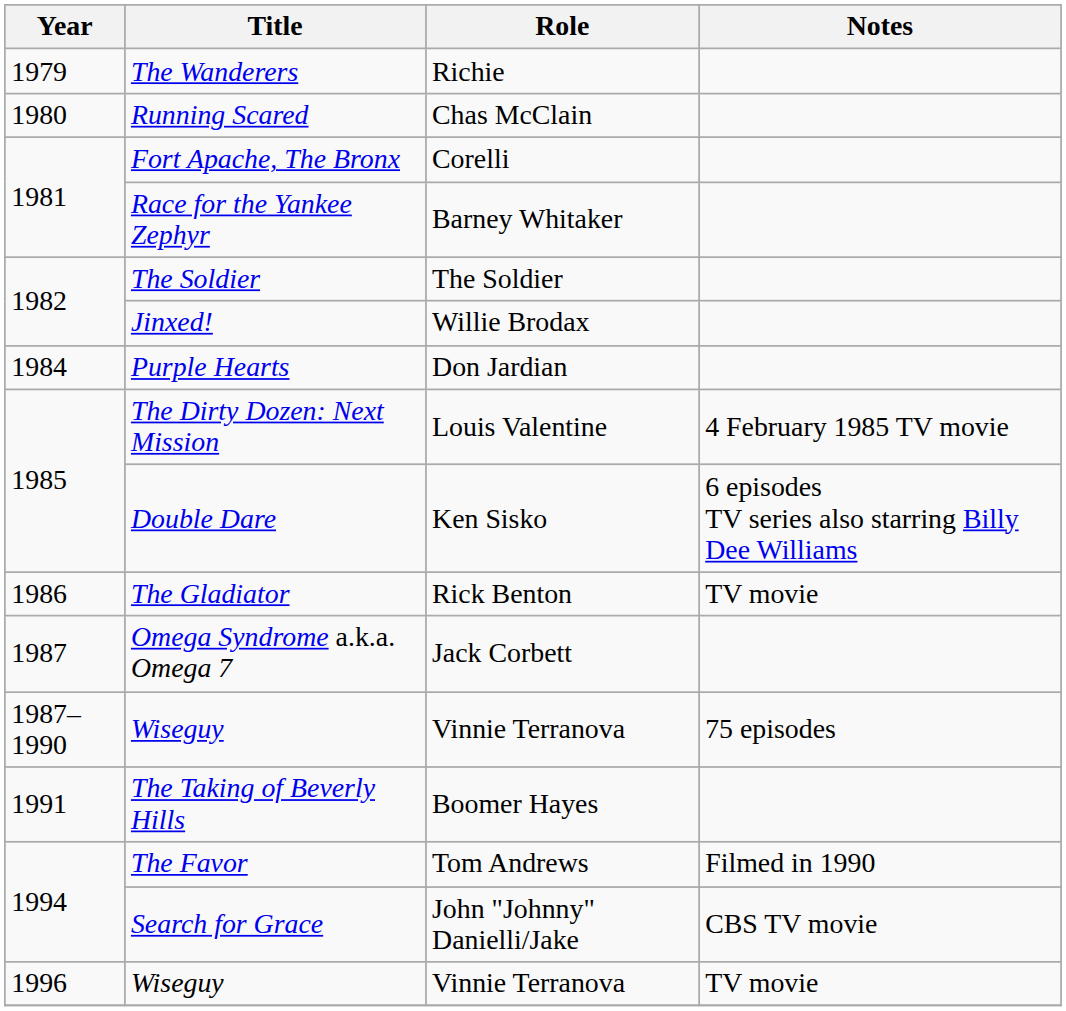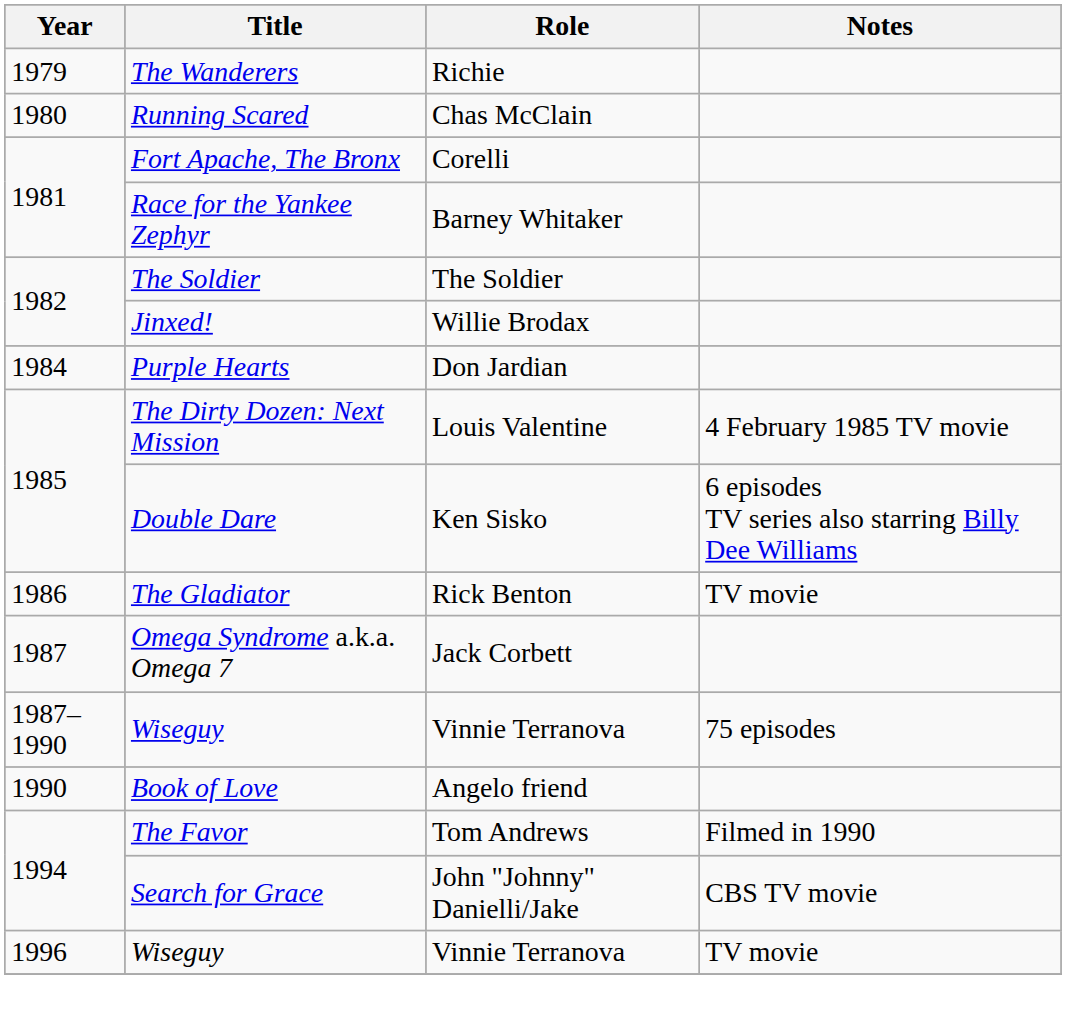+ row: (39, 788)
- row: (39, 804)
